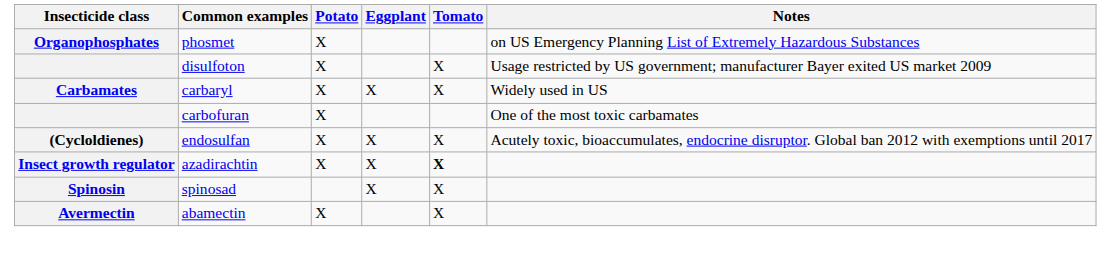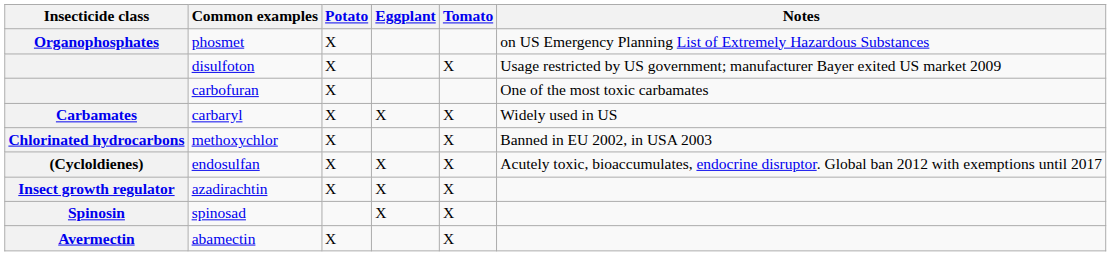rows swapped: (207, 90) <-> (215, 115)
+ row: (235, 139)
(439, 164) bold -> (448, 189) normal
